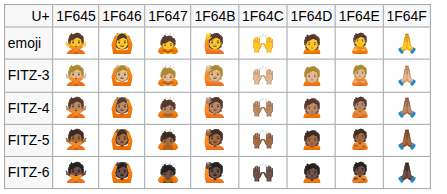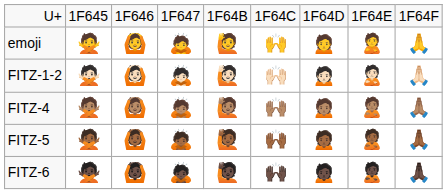+ row: (35, 76)
- row: (29, 76)
